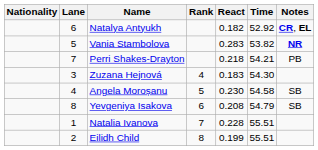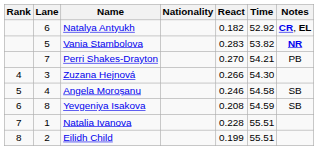columns swapped: (201, 12) <-> (32, 12)
(231, 59) 0.218 -> (231, 59) 0.270
(231, 75) 0.183 -> (231, 75) 0.266
(231, 91) 0.230 -> (231, 91) 0.246
(262, 106) 54.79 -> (262, 106) 54.59
